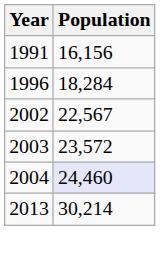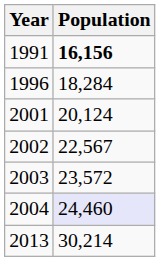(85, 51) normal -> (85, 51) bold
+ row: (29, 114)
